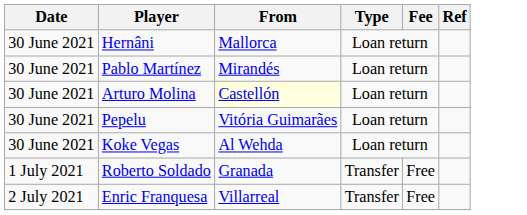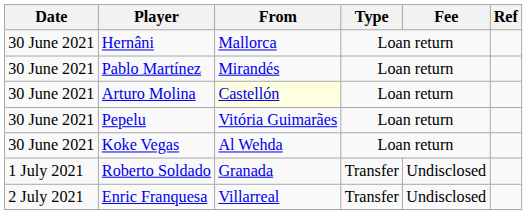(421, 171) Free -> (446, 171) Undisclosed
(421, 196) Free -> (446, 196) Undisclosed
